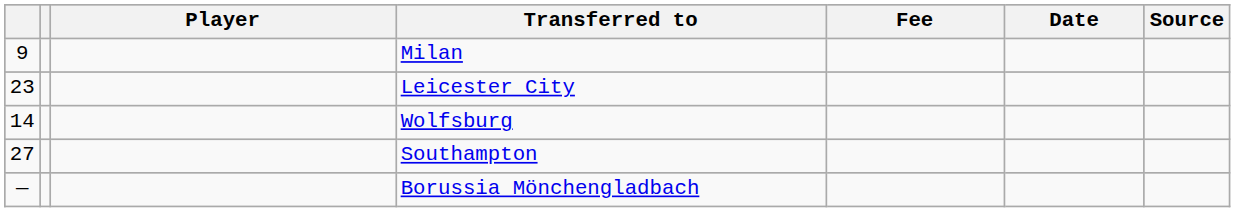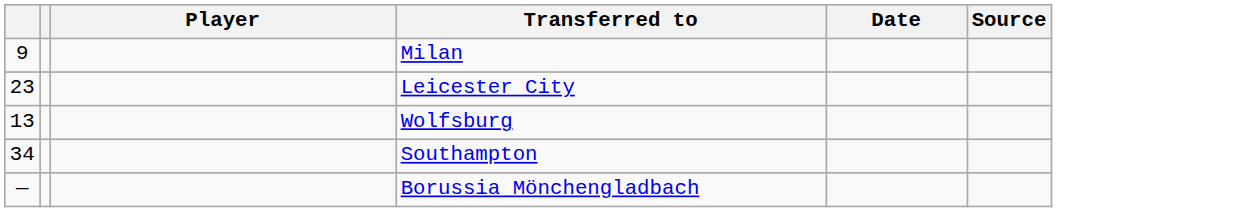- column: (915, 22)
(22, 122) 14 -> (22, 122) 13
(22, 156) 27 -> (22, 156) 34
